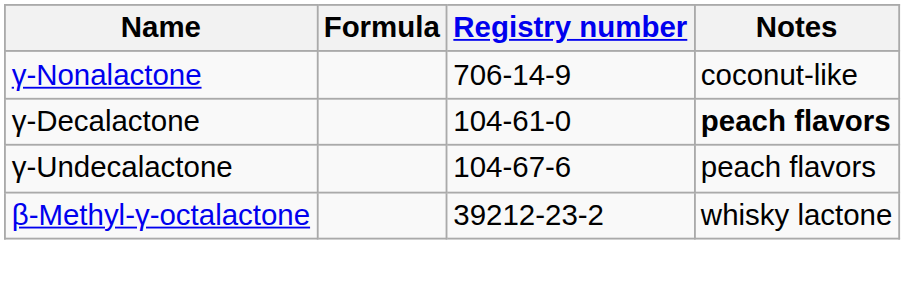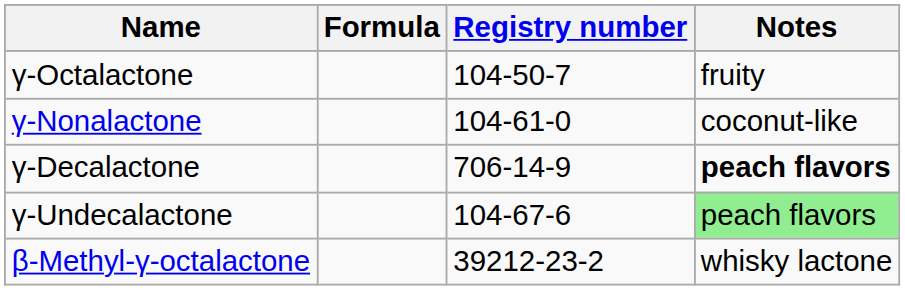+ row: (103, 74)
(512, 74) 706-14-9 -> (512, 121) 104-61-0
(512, 121) 104-61-0 -> (512, 167) 706-14-9
(788, 167) no background -> (788, 214) lightgreen background
